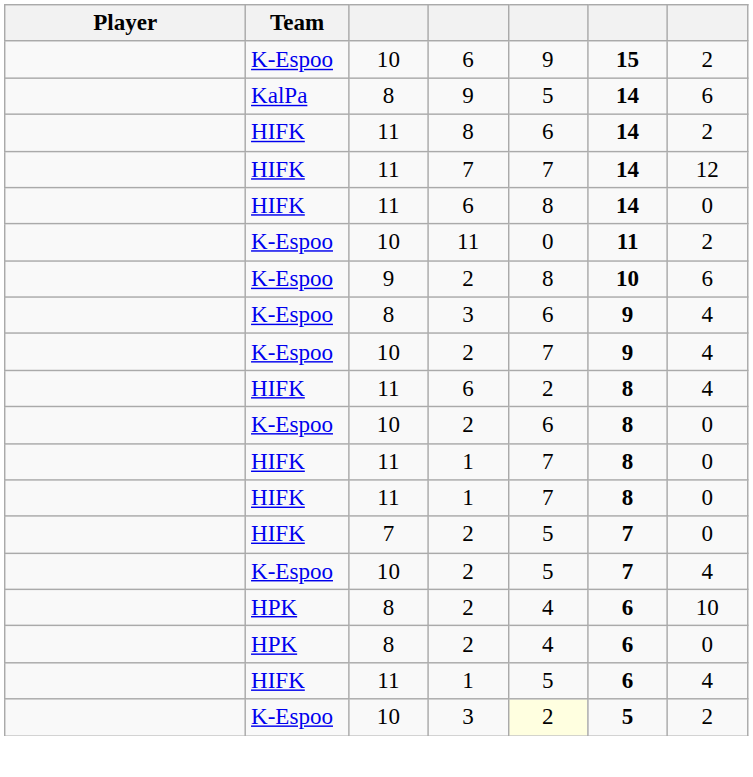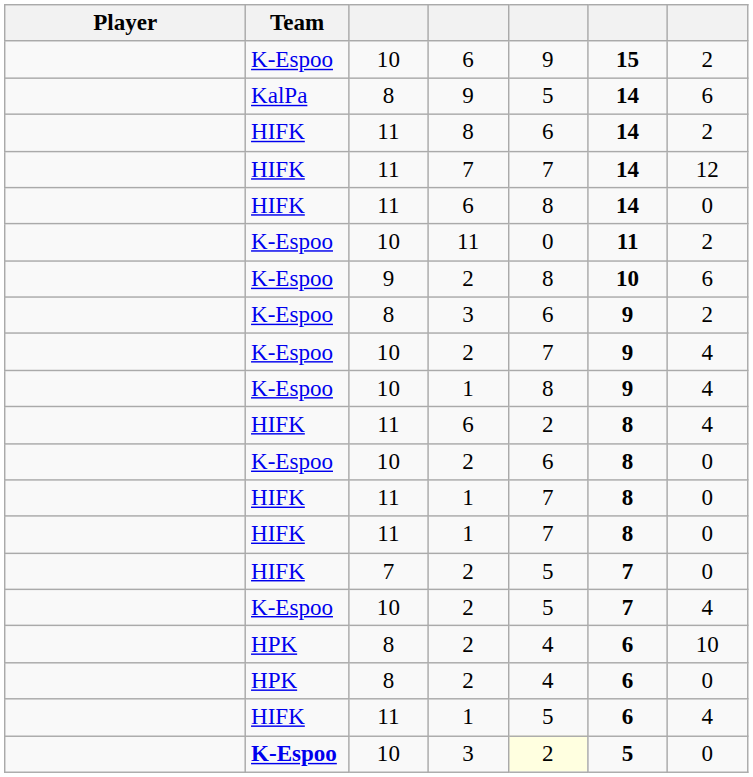(707, 315) 4 -> (707, 315) 2
+ row: (388, 388)
(292, 717) normal -> (294, 753) bold
(707, 717) 2 -> (707, 753) 0
